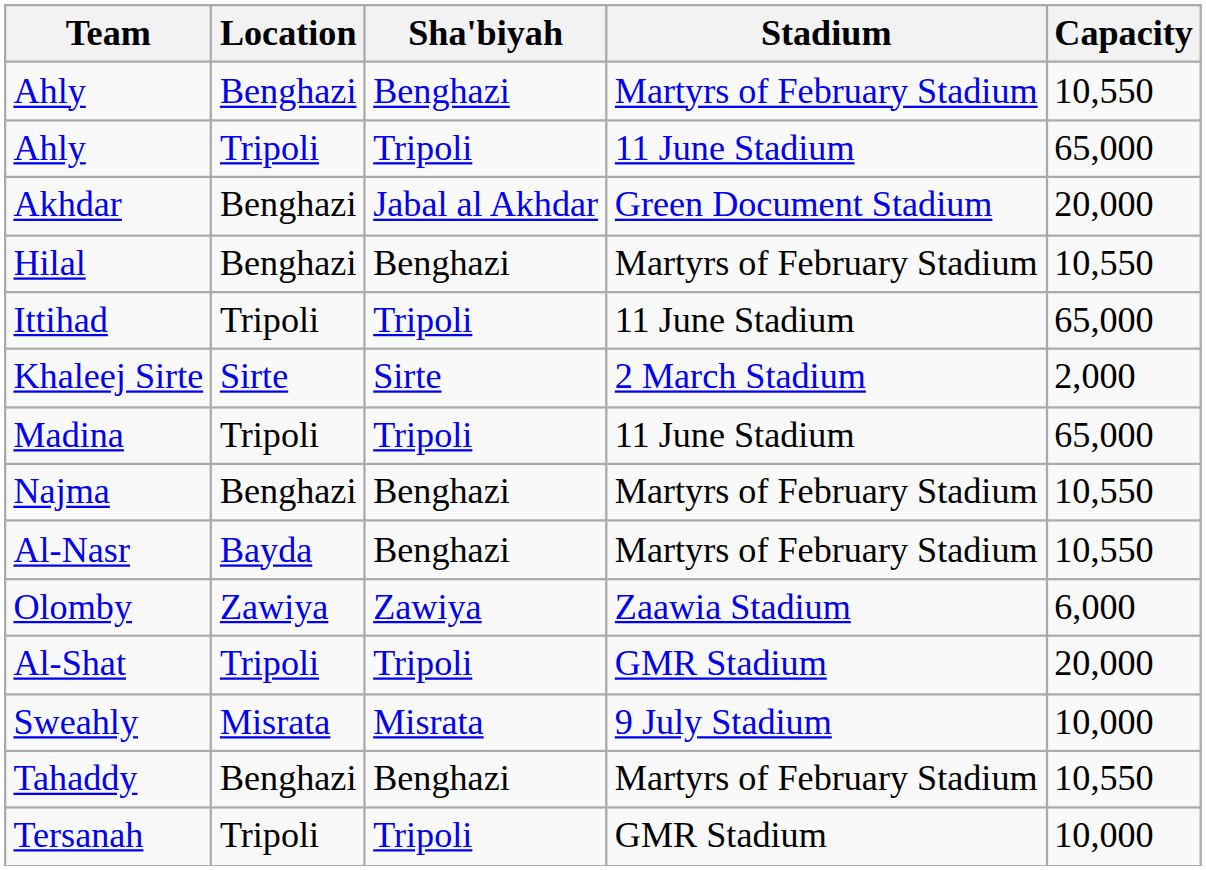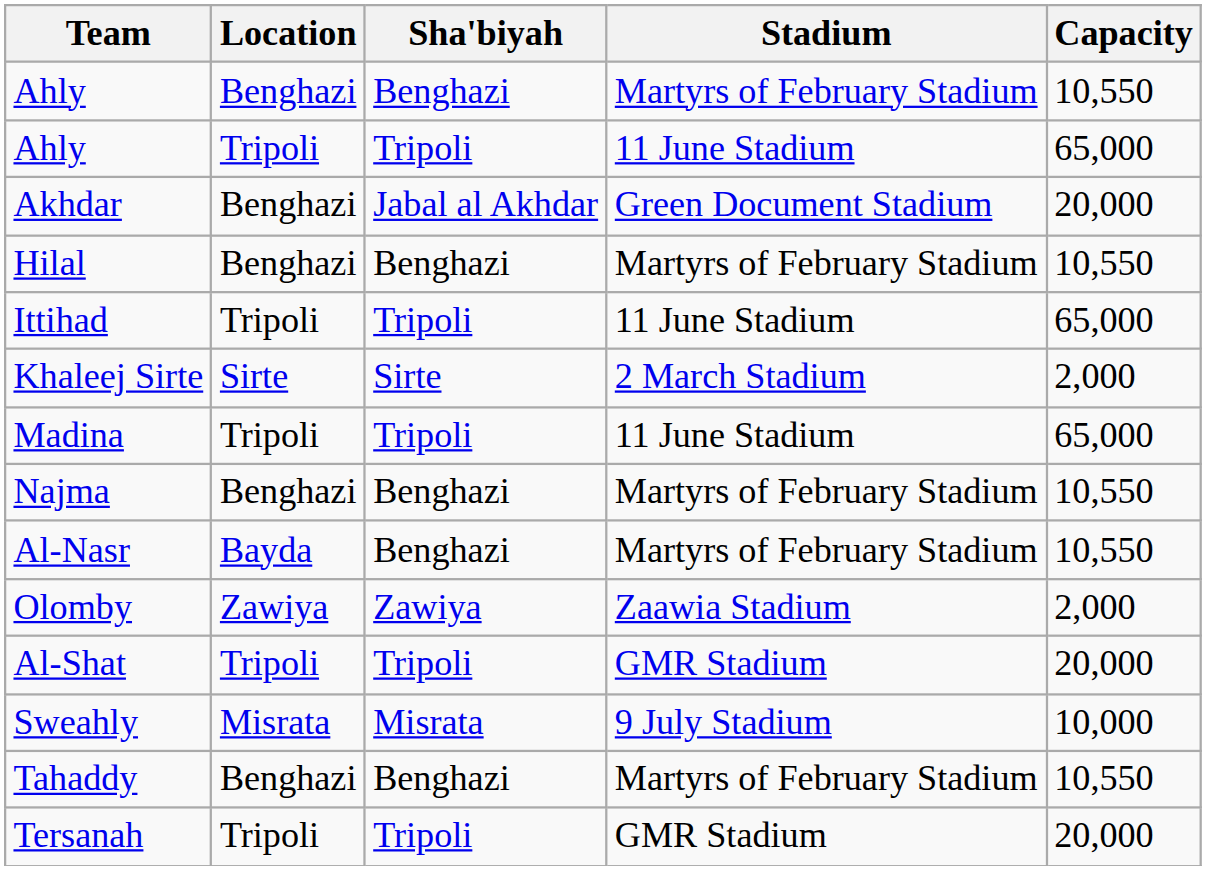(1095, 606) 6,000 -> (1095, 606) 2,000
(1104, 836) 10,000 -> (1104, 836) 20,000
